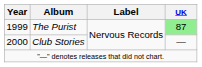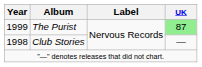(17, 42) 2000 -> (17, 42) 1998
